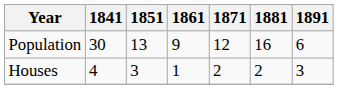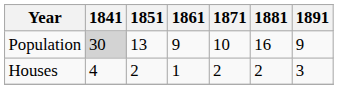(97, 44) no background -> (97, 44) lightgrey background
(221, 44) 12 -> (221, 44) 10
(300, 44) 6 -> (300, 44) 9
(134, 71) 3 -> (134, 71) 2
